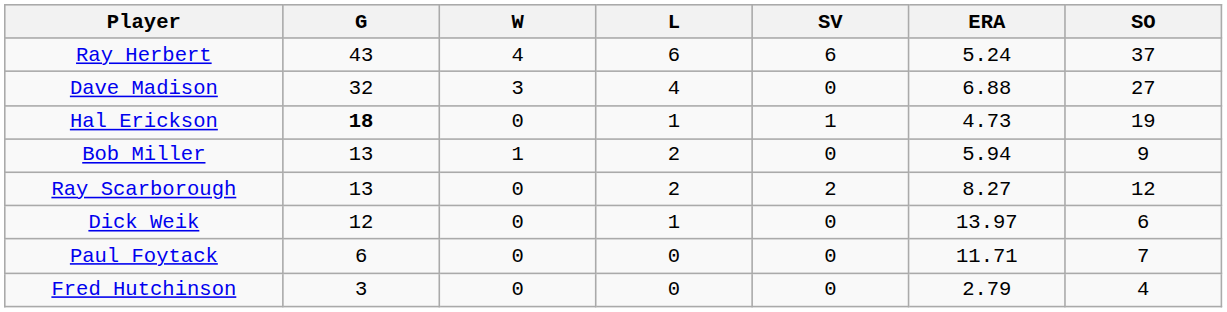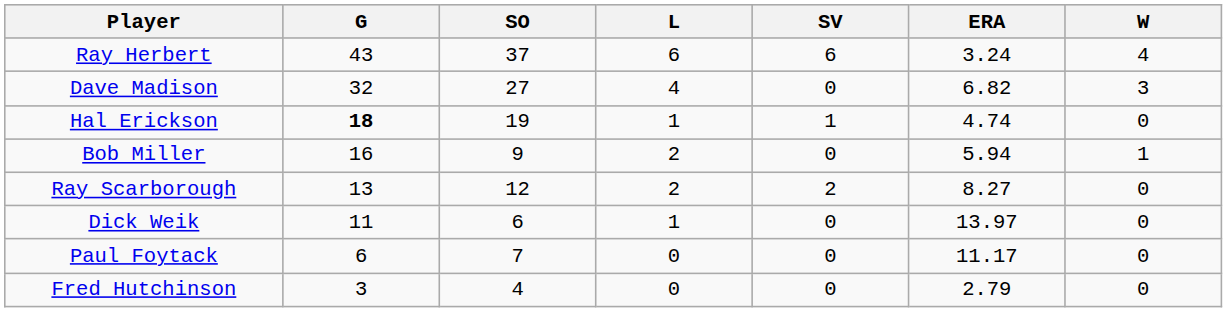columns swapped: (518, 22) <-> (1143, 22)
(987, 55) 5.24 -> (987, 55) 3.24
(987, 88) 6.88 -> (987, 88) 6.82
(987, 122) 4.73 -> (987, 122) 4.74
(361, 155) 13 -> (361, 155) 16
(361, 222) 12 -> (361, 222) 11
(987, 256) 11.71 -> (987, 256) 11.17
